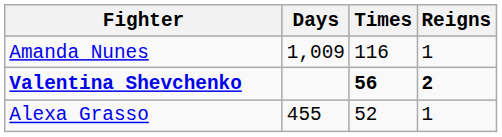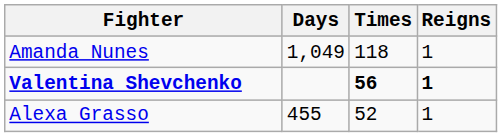(316, 52) 1,009 -> (316, 52) 1,049
(372, 52) 116 -> (372, 52) 118
(427, 84) 2 -> (427, 84) 1
